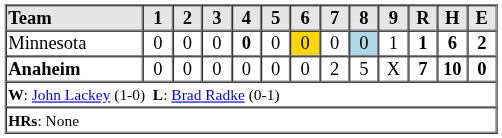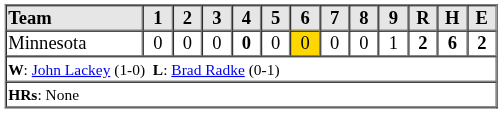(364, 43) lightblue background -> (364, 43) no background
(423, 43) 1 -> (423, 43) 2
- row: (44, 68)
